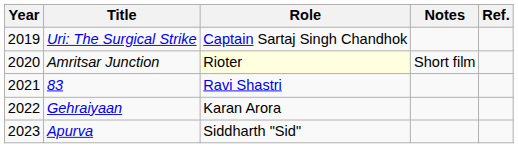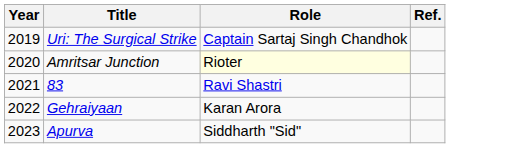- column: (445, 16)
